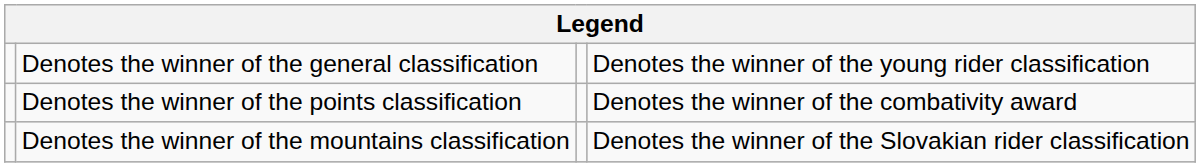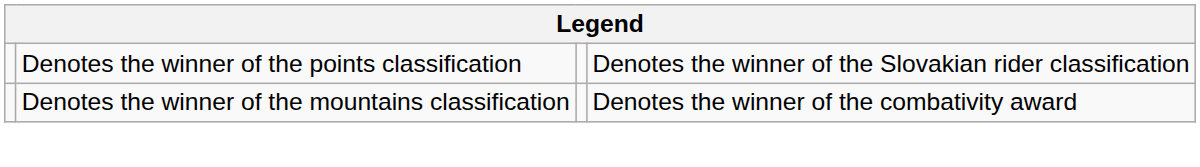- row: (280, 63)
(835, 102) Denotes the winner of the combativity award -> (891, 63) Denotes the winner of the Slovakian rider classification
(891, 141) Denotes the winner of the Slovakian rider classification -> (835, 102) Denotes the winner of the combativity award
